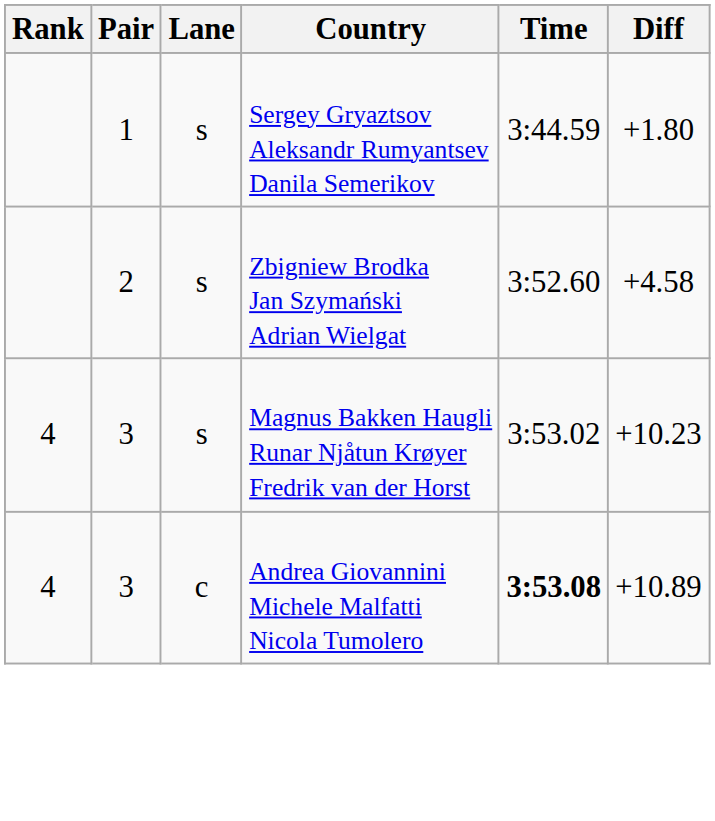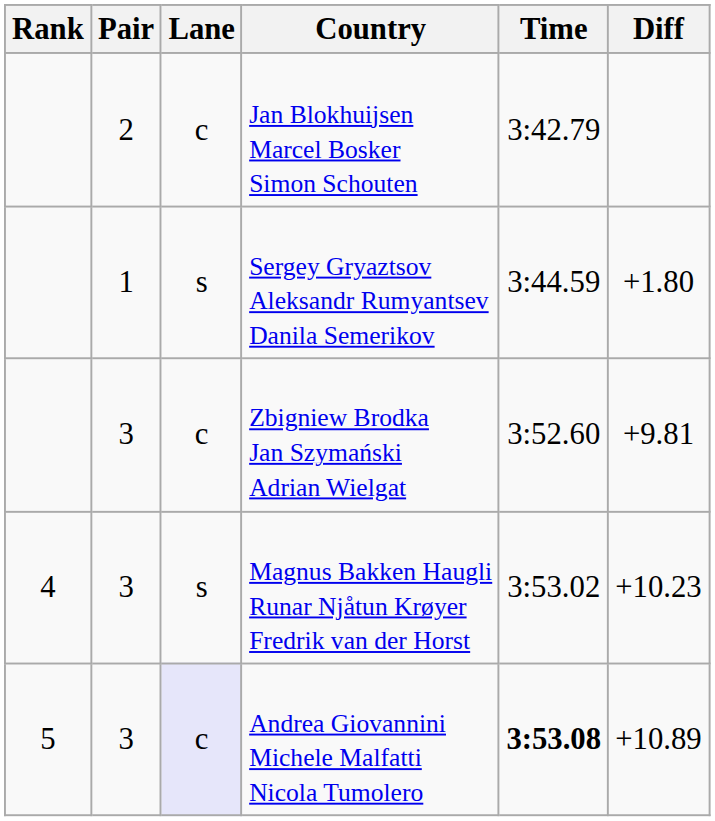+ row: (333, 148)
(126, 281) 2 -> (126, 434) 3
(202, 281) s -> (202, 434) c
(658, 281) +4.58 -> (658, 434) +9.81
(48, 586) 4 -> (48, 739) 5
(202, 586) no background -> (202, 739) lavender background
